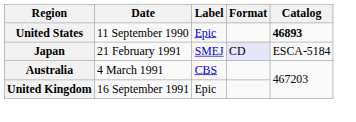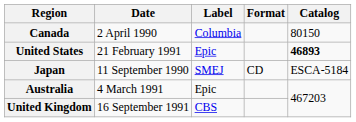+ row: (49, 32)
(143, 32) 11 September 1990 -> (139, 51) 21 February 1991
(139, 51) 21 February 1991 -> (143, 70) 11 September 1990
(237, 51) lavender background -> (255, 70) no background
(206, 70) CBS -> (205, 88) Epic
(205, 88) Epic -> (206, 107) CBS
